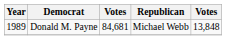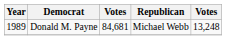(206, 27) 13,848 -> (206, 27) 13,248
